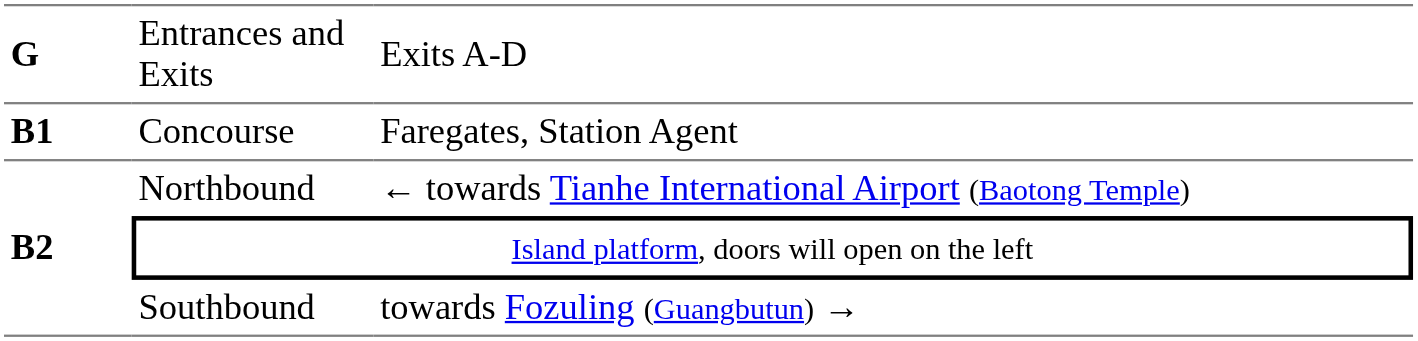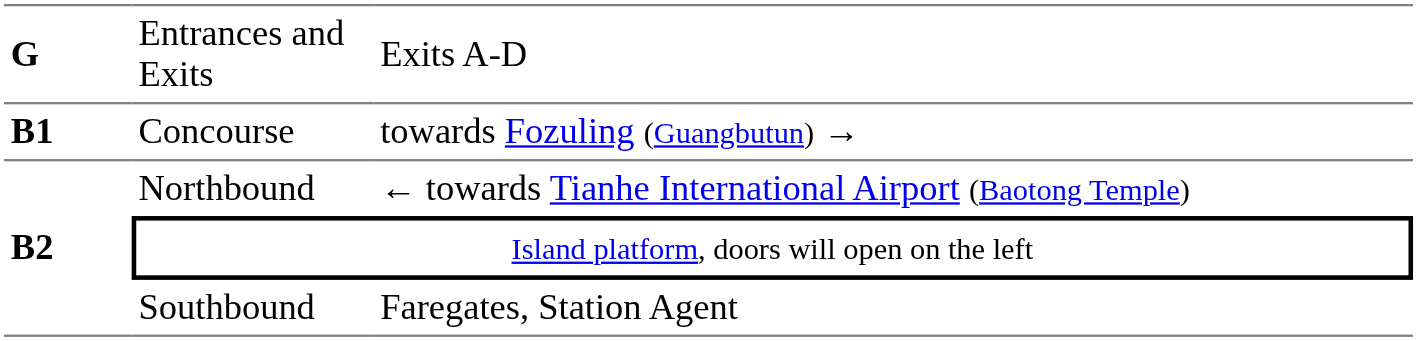(559, 131) Faregates, Station Agent -> (620, 131) towards Fozuling (Guangbutun) →
(620, 306) towards Fozuling (Guangbutun) → -> (559, 306) Faregates, Station Agent
